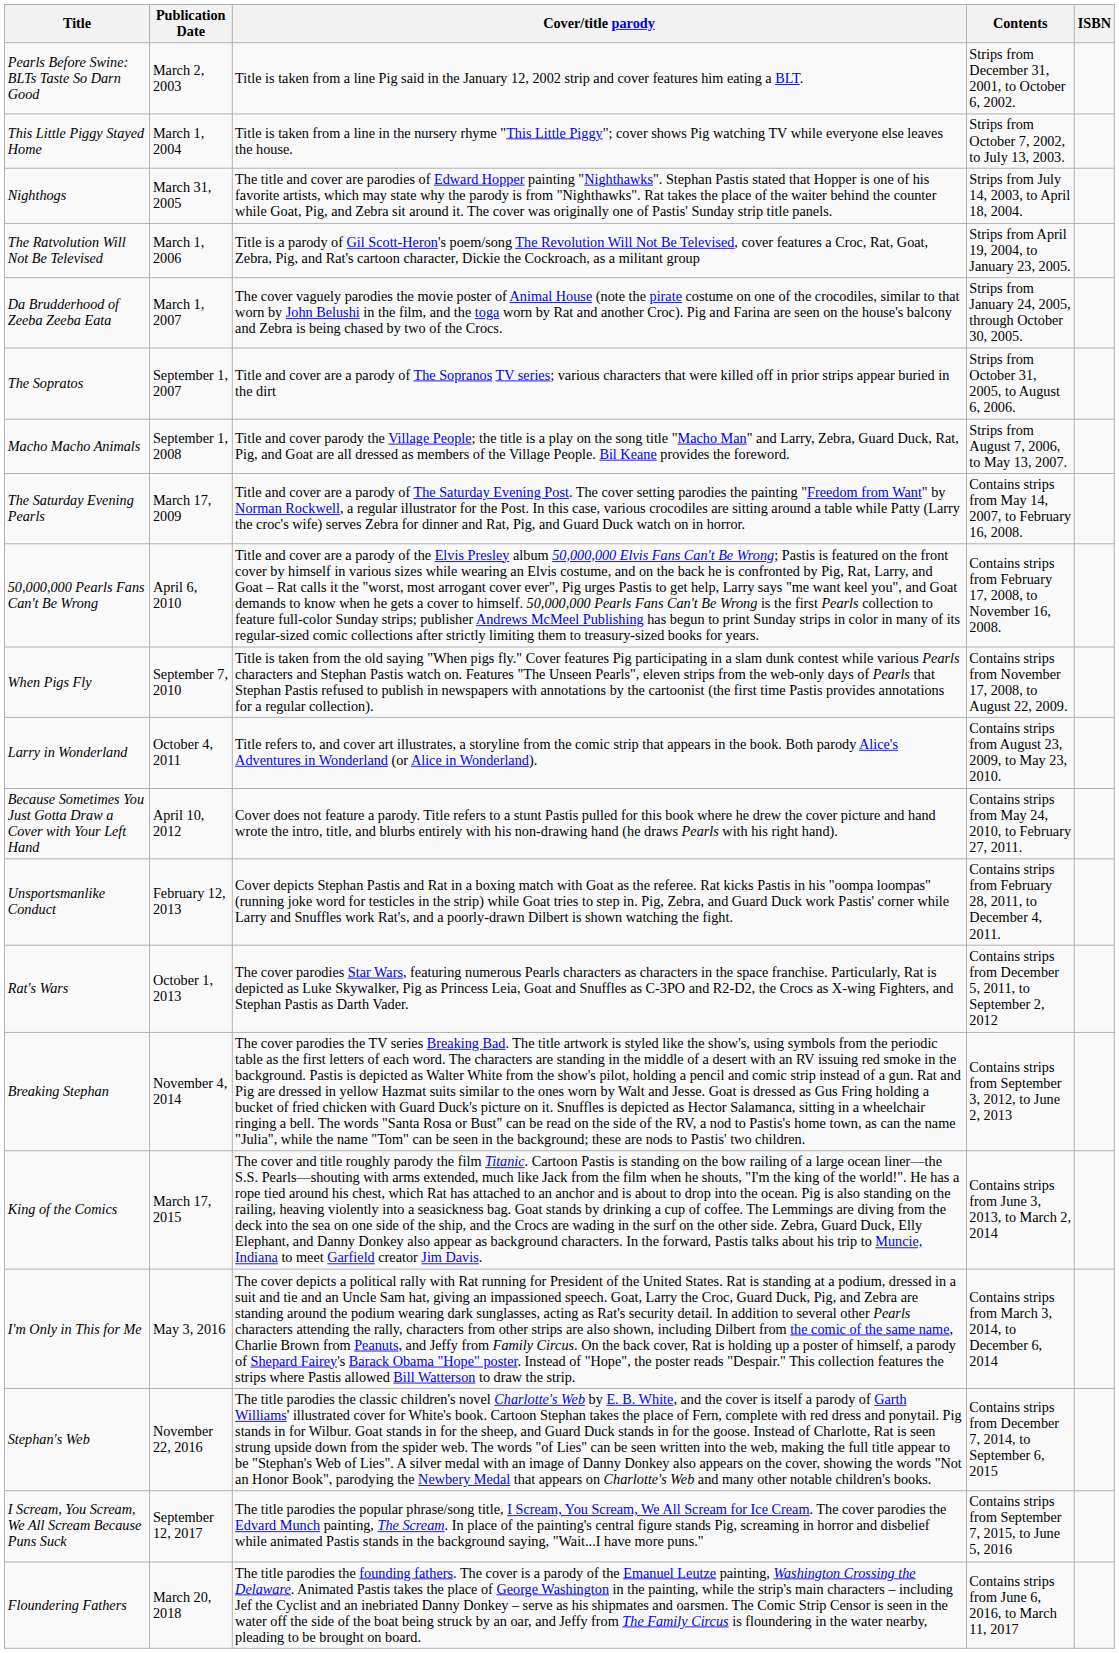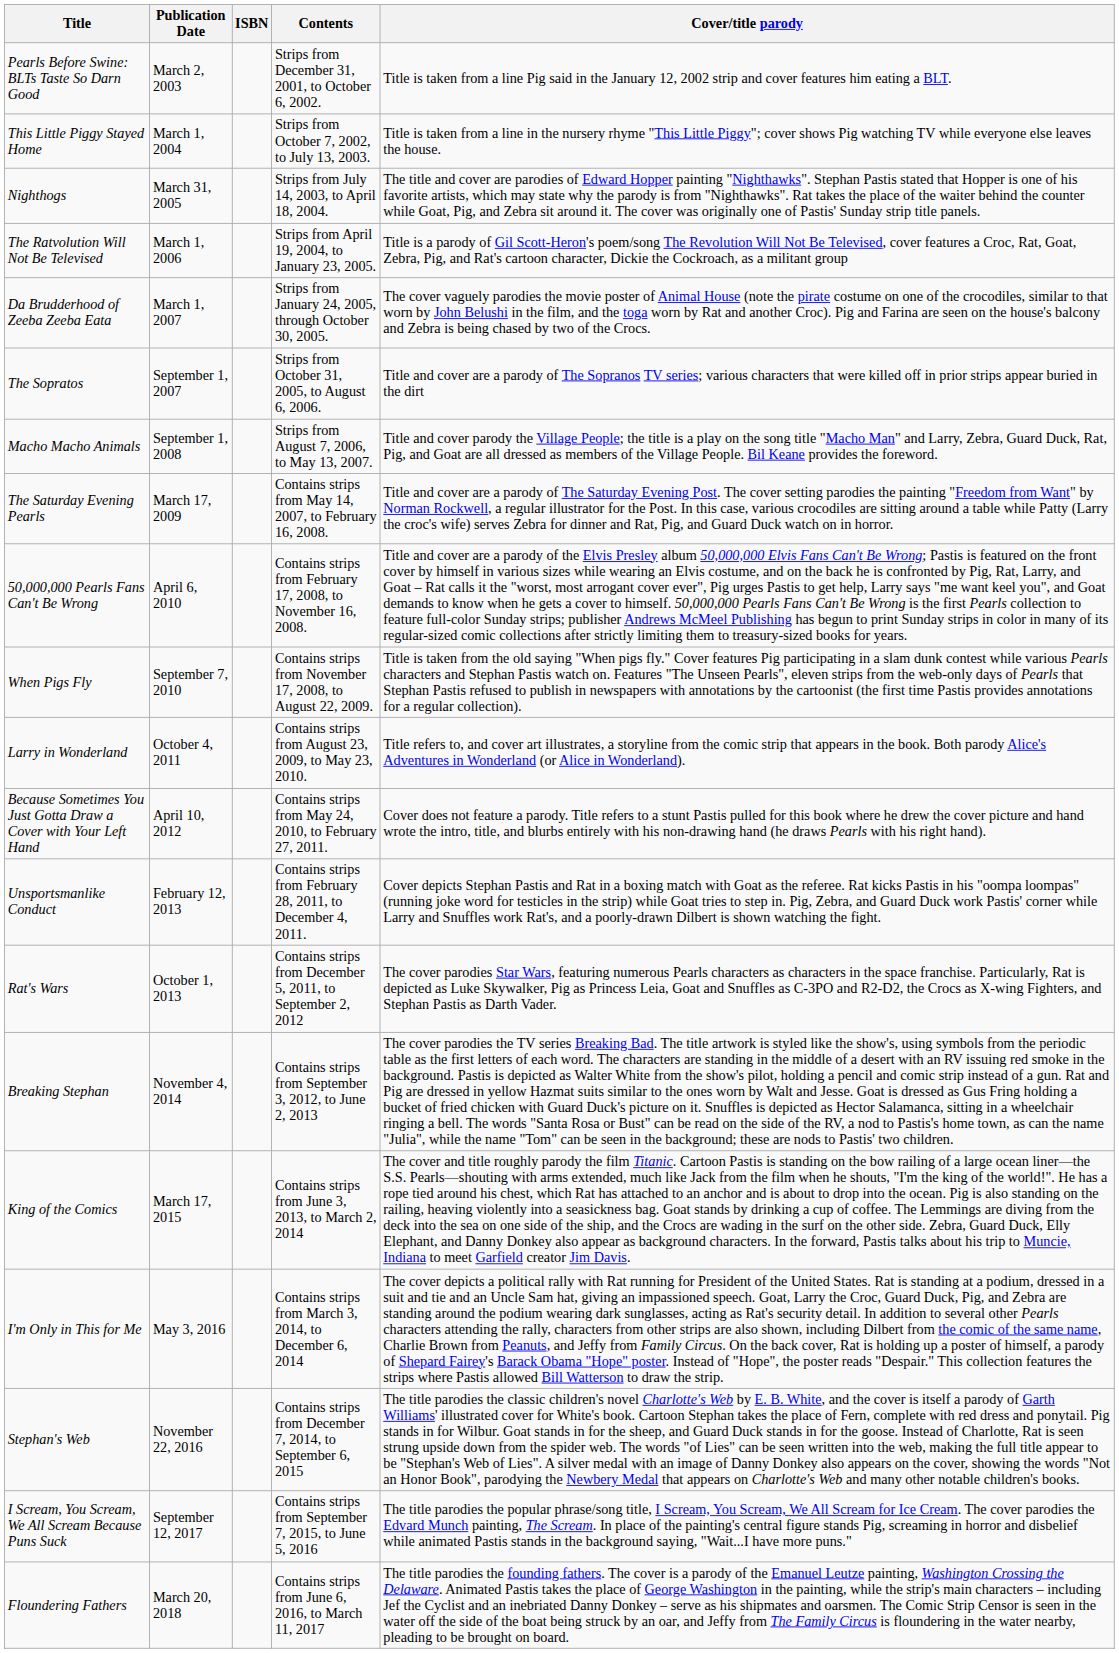columns swapped: (1094, 23) <-> (599, 23)
